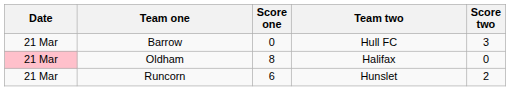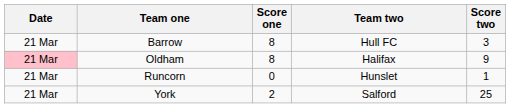(272, 42) 0 -> (272, 42) 8
(486, 59) 0 -> (486, 59) 9
(272, 77) 6 -> (272, 77) 0
(486, 77) 2 -> (486, 77) 1
+ row: (165, 94)
